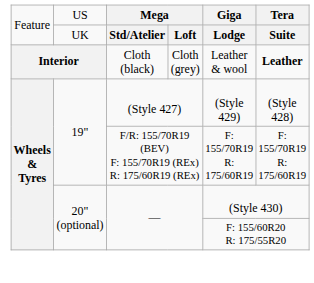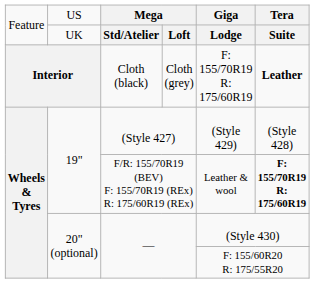(229, 61) Leather & wool -> (226, 75) F: 155/70R19 R: 175/60R19
(229, 155) F: 155/70R19 R: 175/60R19 -> (226, 183) Leather & wool
(282, 155) normal -> (282, 183) bold
